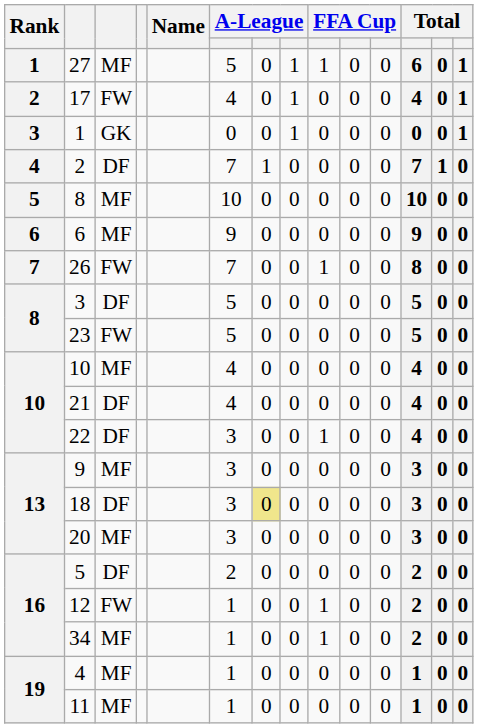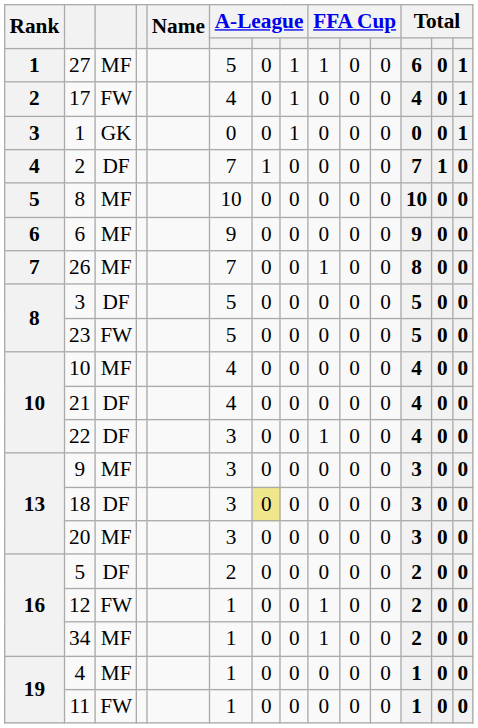(116, 267) FW -> (116, 267) MF
(116, 706) MF -> (116, 706) FW
